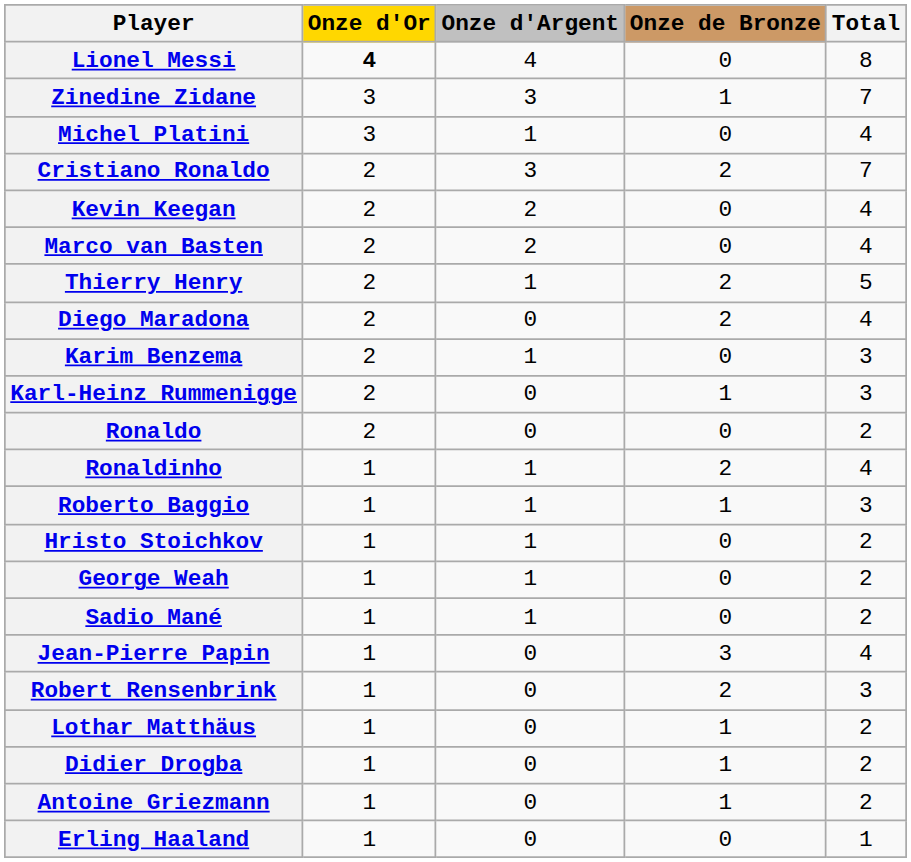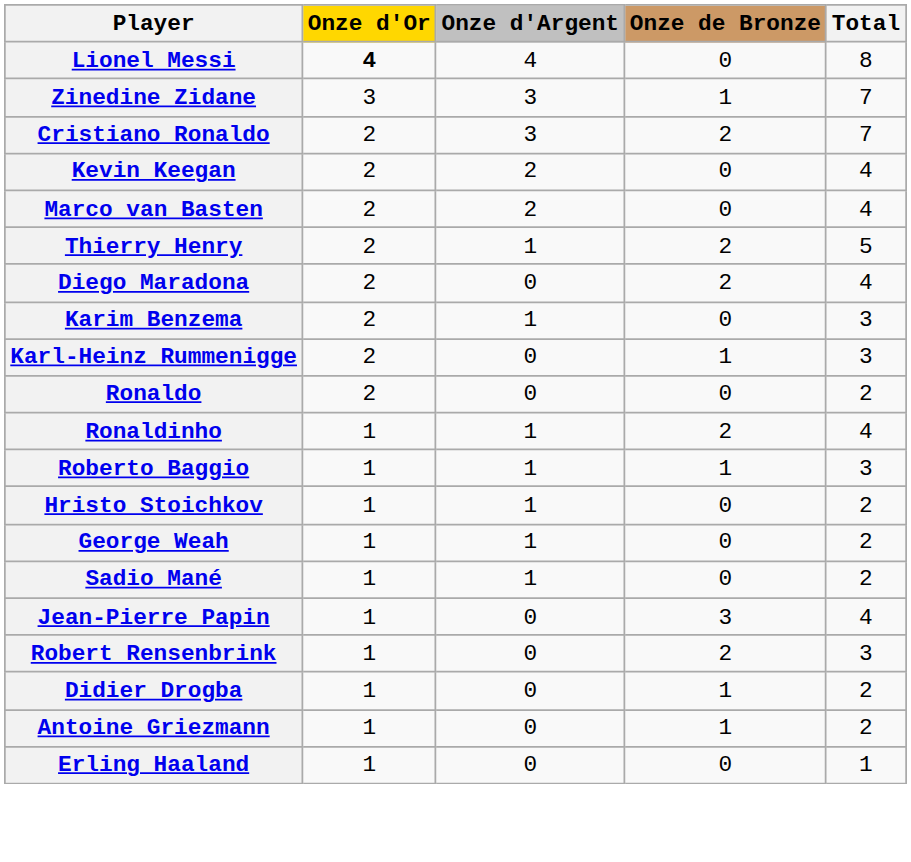- row: (154, 135)
- row: (154, 728)
